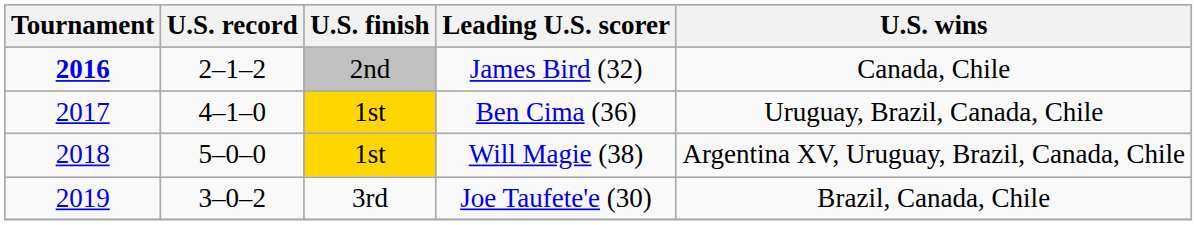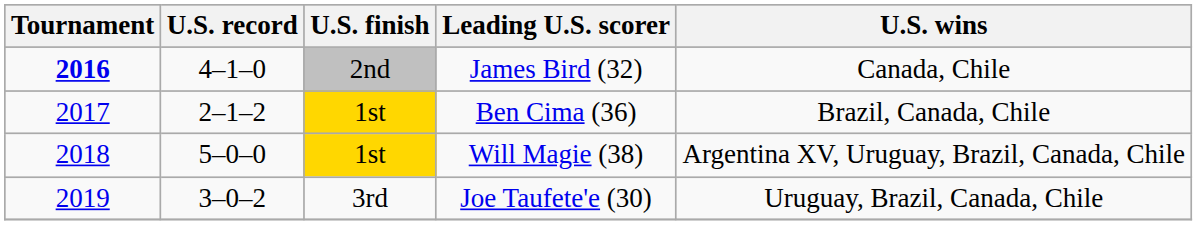(232, 68) 2–1–2 -> (232, 68) 4–1–0
(232, 111) 4–1–0 -> (232, 111) 2–1–2
(934, 111) Uruguay, Brazil, Canada, Chile -> (934, 111) Brazil, Canada, Chile
(934, 197) Brazil, Canada, Chile -> (934, 197) Uruguay, Brazil, Canada, Chile
